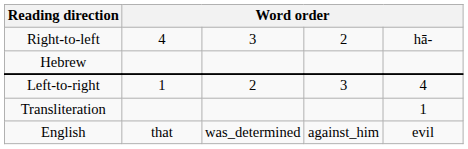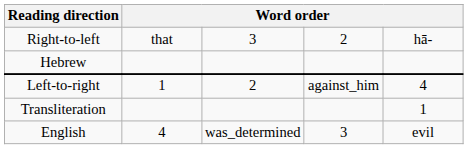(162, 39) 4 -> (162, 39) that
(344, 86) 3 -> (344, 86) against_him
(162, 132) that -> (162, 132) 4
(344, 132) against_him -> (344, 132) 3
